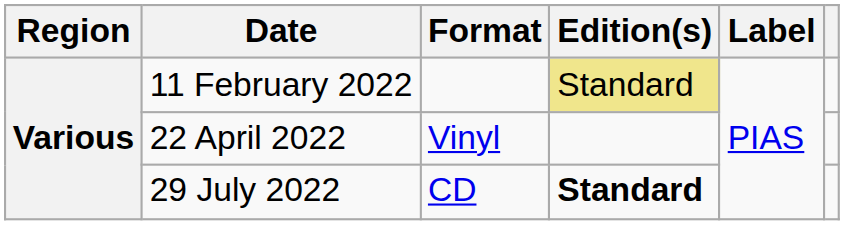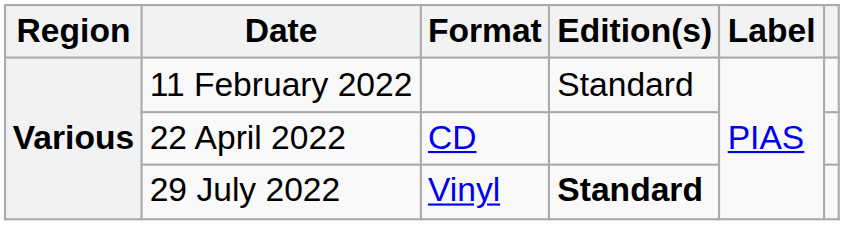(626, 84) khaki background -> (626, 84) no background
(464, 137) Vinyl -> (452, 137) CD
(452, 191) CD -> (464, 191) Vinyl
